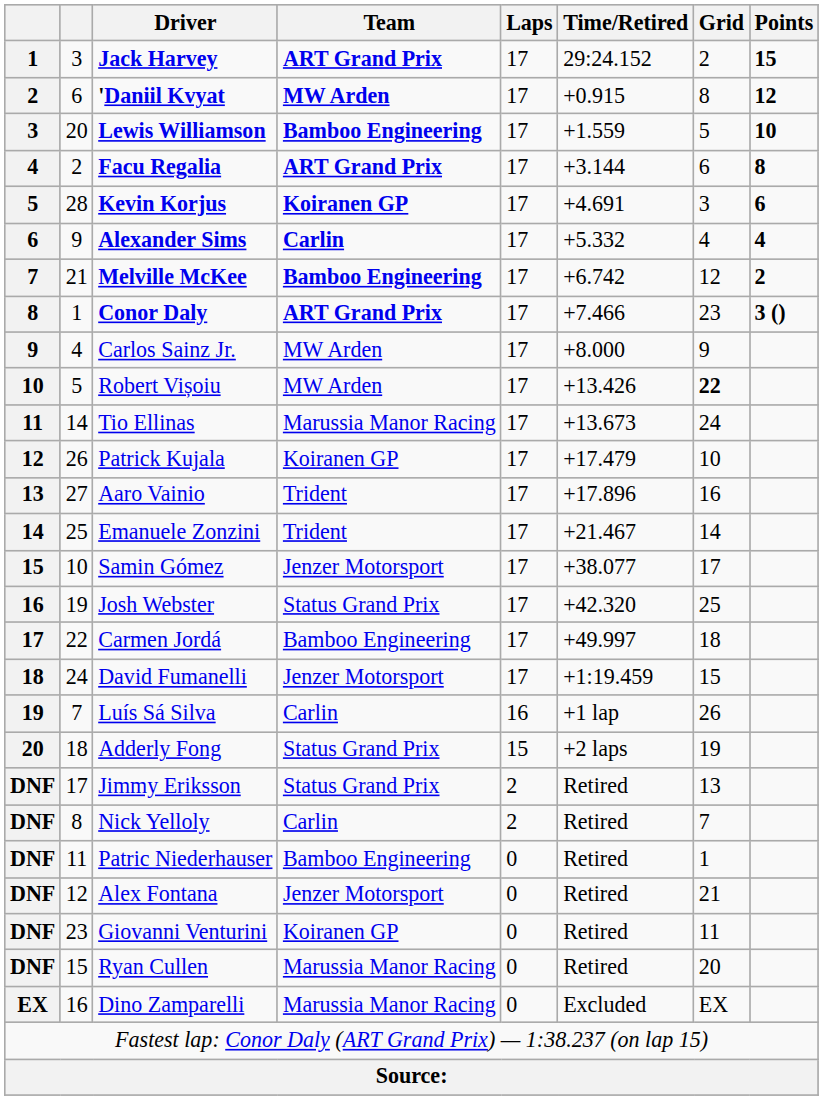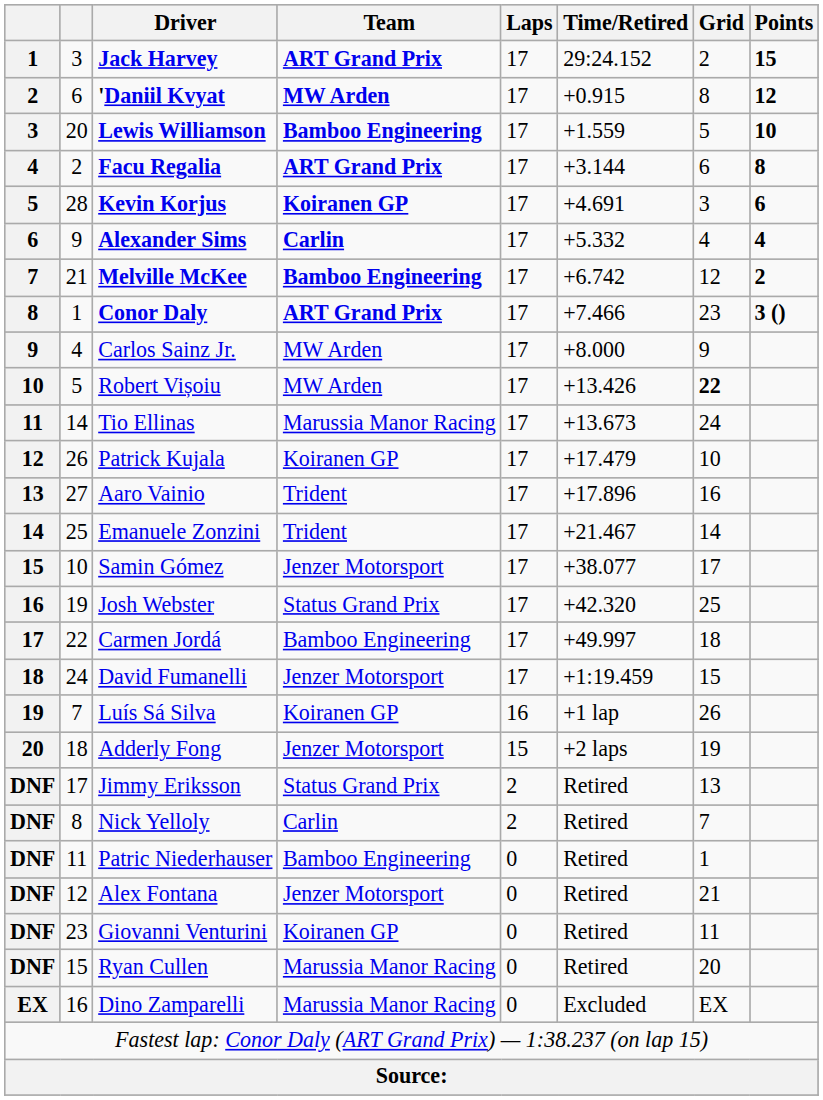(310, 712) Carlin -> (341, 712) Koiranen GP
(361, 749) Status Grand Prix -> (363, 749) Jenzer Motorsport
